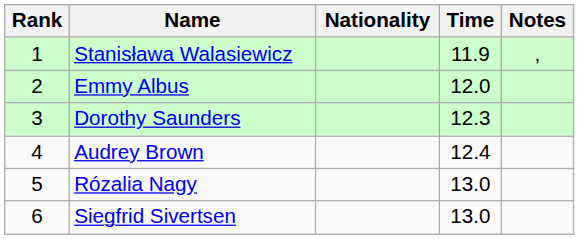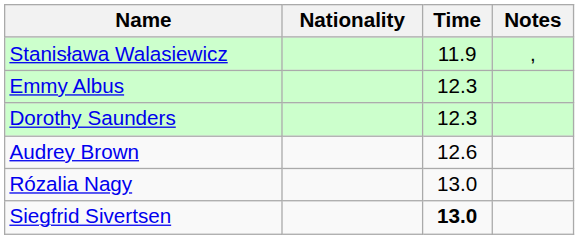- column: (37, 20)
(470, 86) 12.0 -> (457, 86) 12.3
(470, 151) 12.4 -> (457, 151) 12.6
(470, 217) normal -> (457, 217) bold
